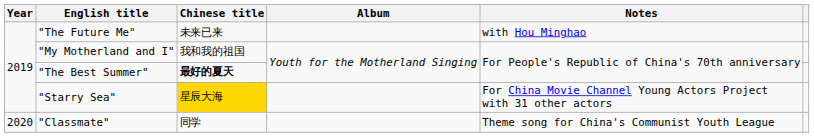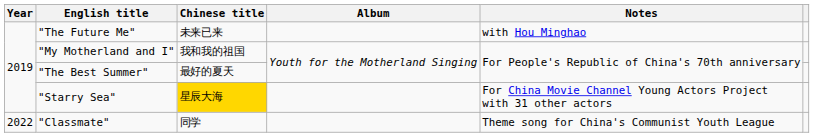(207, 72) bold -> (207, 72) normal
(20, 122) 2020 -> (20, 122) 2022
